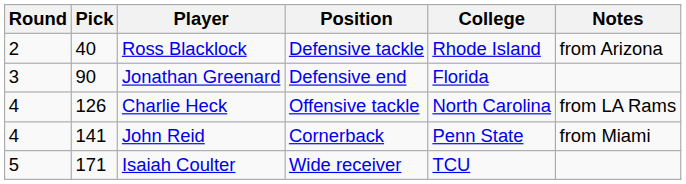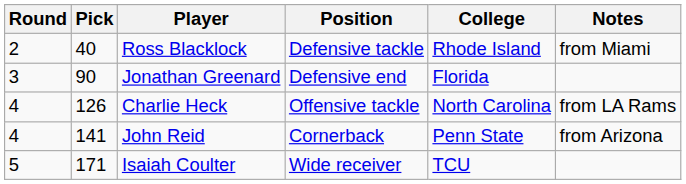(611, 48) from Arizona -> (605, 48) from Miami
(605, 135) from Miami -> (611, 135) from Arizona
